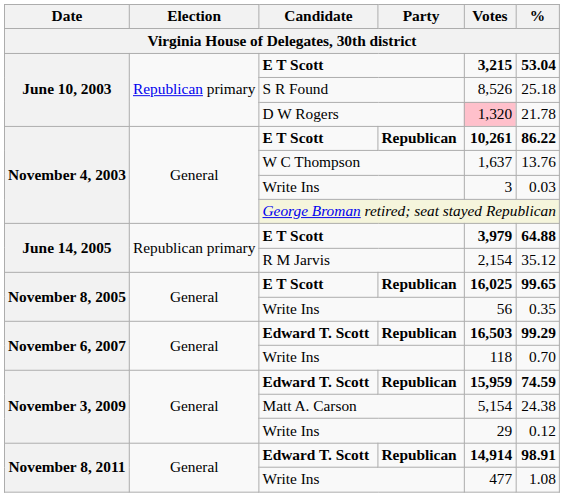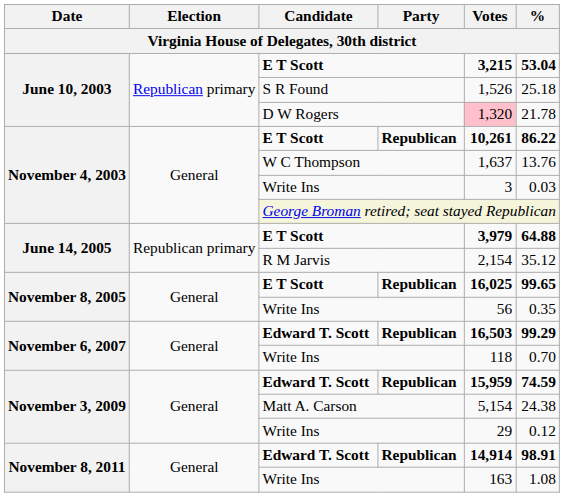(495, 89) 8,526 -> (495, 89) 1,526
(501, 479) 477 -> (501, 479) 163
